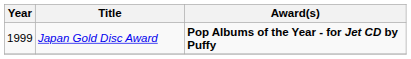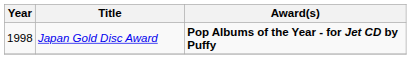(20, 38) 1999 -> (20, 38) 1998
